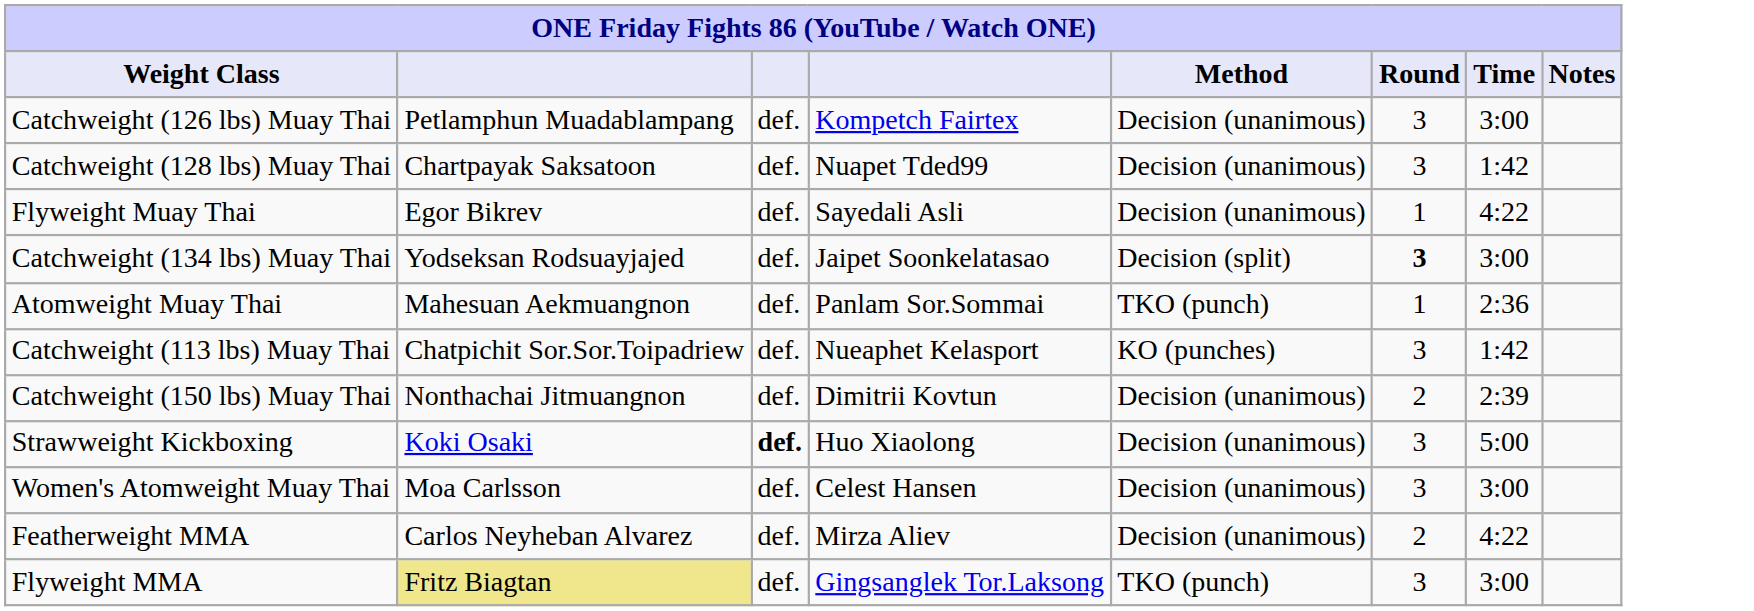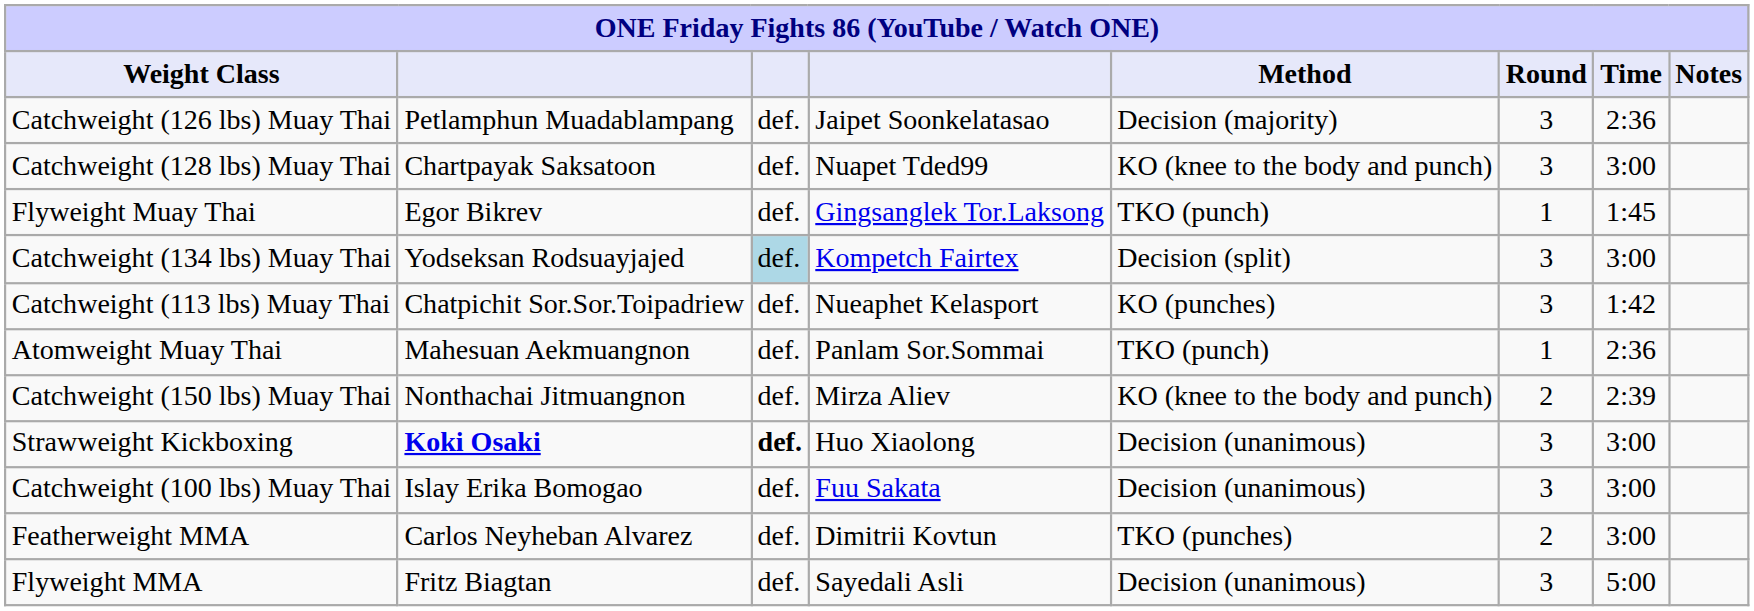(917, 119) Kompetch Fairtex -> (932, 119) Jaipet Soonkelatasao
(1241, 119) Decision (unanimous) -> (1227, 119) Decision (majority)
(1504, 119) 3:00 -> (1631, 119) 2:36
(1241, 165) Decision (unanimous) -> (1305, 165) KO (knee to the body and punch)
(1504, 165) 1:42 -> (1631, 165) 3:00
(890, 212) Sayedali Asli -> (960, 212) Gingsanglek Tor.Laksong
(1241, 212) Decision (unanimous) -> (1193, 212) TKO (punch)
(1504, 212) 4:22 -> (1631, 212) 1:45
(779, 258) no background -> (779, 258) lightblue background
(932, 258) Jaipet Soonkelatasao -> (917, 258) Kompetch Fairtex
(1419, 258) bold -> (1546, 258) normal
rows swapped: (201, 350) <-> (147, 304)
(906, 396) Dimitrii Kovtun -> (883, 396) Mirza Aliev
(1241, 396) Decision (unanimous) -> (1305, 396) KO (knee to the body and punch)
(469, 443) normal -> (473, 443) bold
(1504, 443) 5:00 -> (1631, 443) 3:00
+ row: (201, 489)
- row: (201, 489)
(883, 535) Mirza Aliev -> (906, 535) Dimitrii Kovtun
(1241, 535) Decision (unanimous) -> (1205, 535) TKO (punches)
(1504, 535) 4:22 -> (1631, 535) 3:00
(478, 581) khaki background -> (478, 581) no background
(960, 581) Gingsanglek Tor.Laksong -> (890, 581) Sayedali Asli
(1193, 581) TKO (punch) -> (1241, 581) Decision (unanimous)
(1504, 581) 3:00 -> (1631, 581) 5:00
